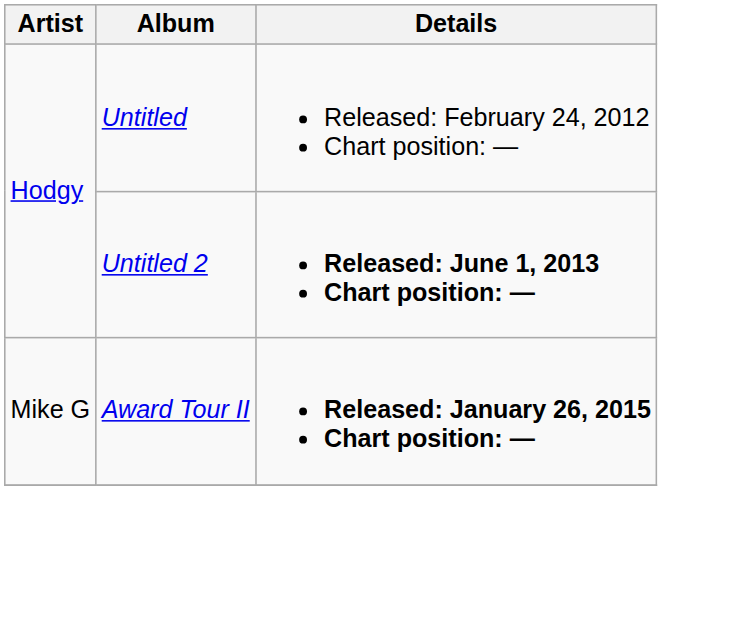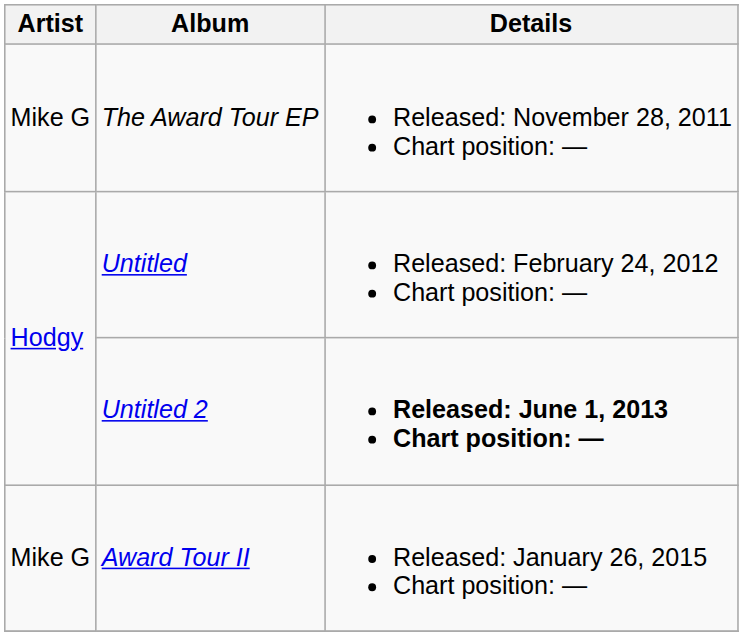+ row: (210, 117)
(456, 425) bold -> (531, 572) normal
